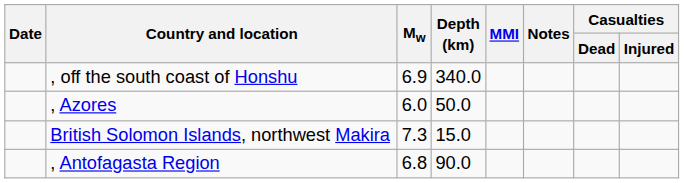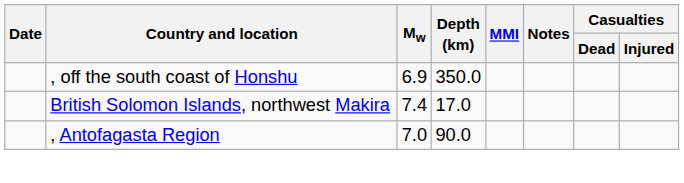(458, 76) 340.0 -> (458, 76) 350.0
- row: (83, 105)
(414, 134) 7.3 -> (414, 105) 7.4
(453, 134) 15.0 -> (453, 105) 17.0
(414, 163) 6.8 -> (414, 134) 7.0
